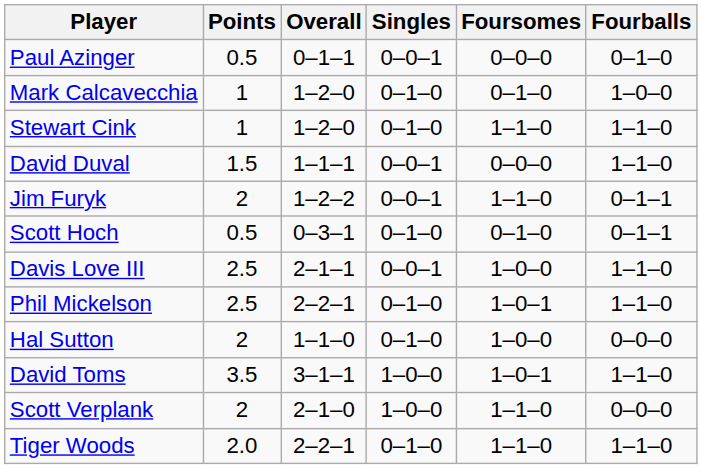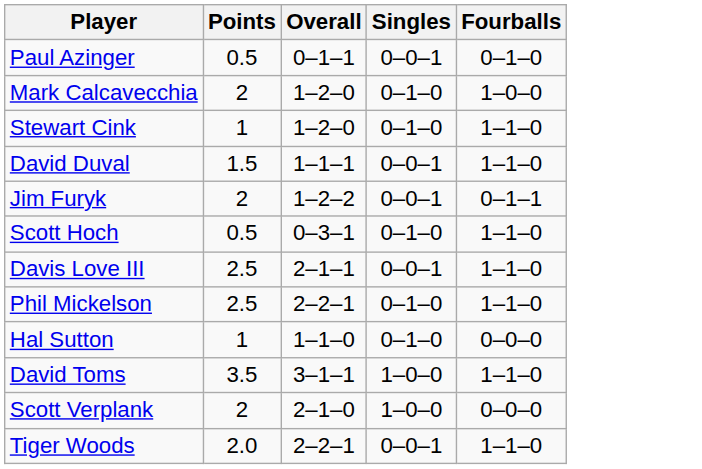- column: (521, 22)
(242, 92) 1 -> (242, 92) 2
(641, 233) 0–1–1 -> (511, 233) 1–1–0
(242, 339) 2 -> (242, 339) 1
(411, 445) 0–1–0 -> (411, 445) 0–0–1
